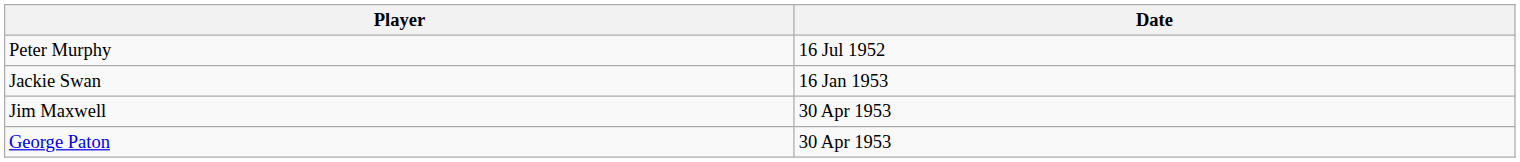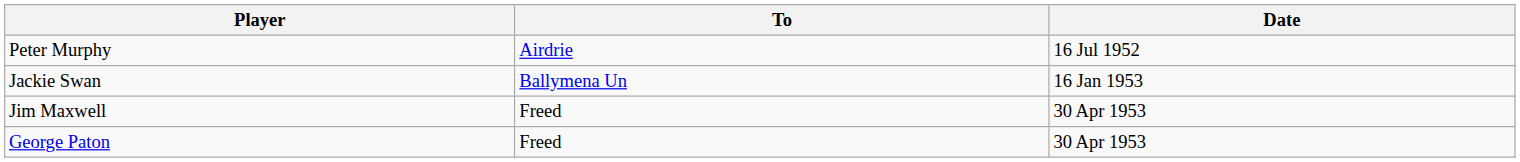+ column: (782, 19)
